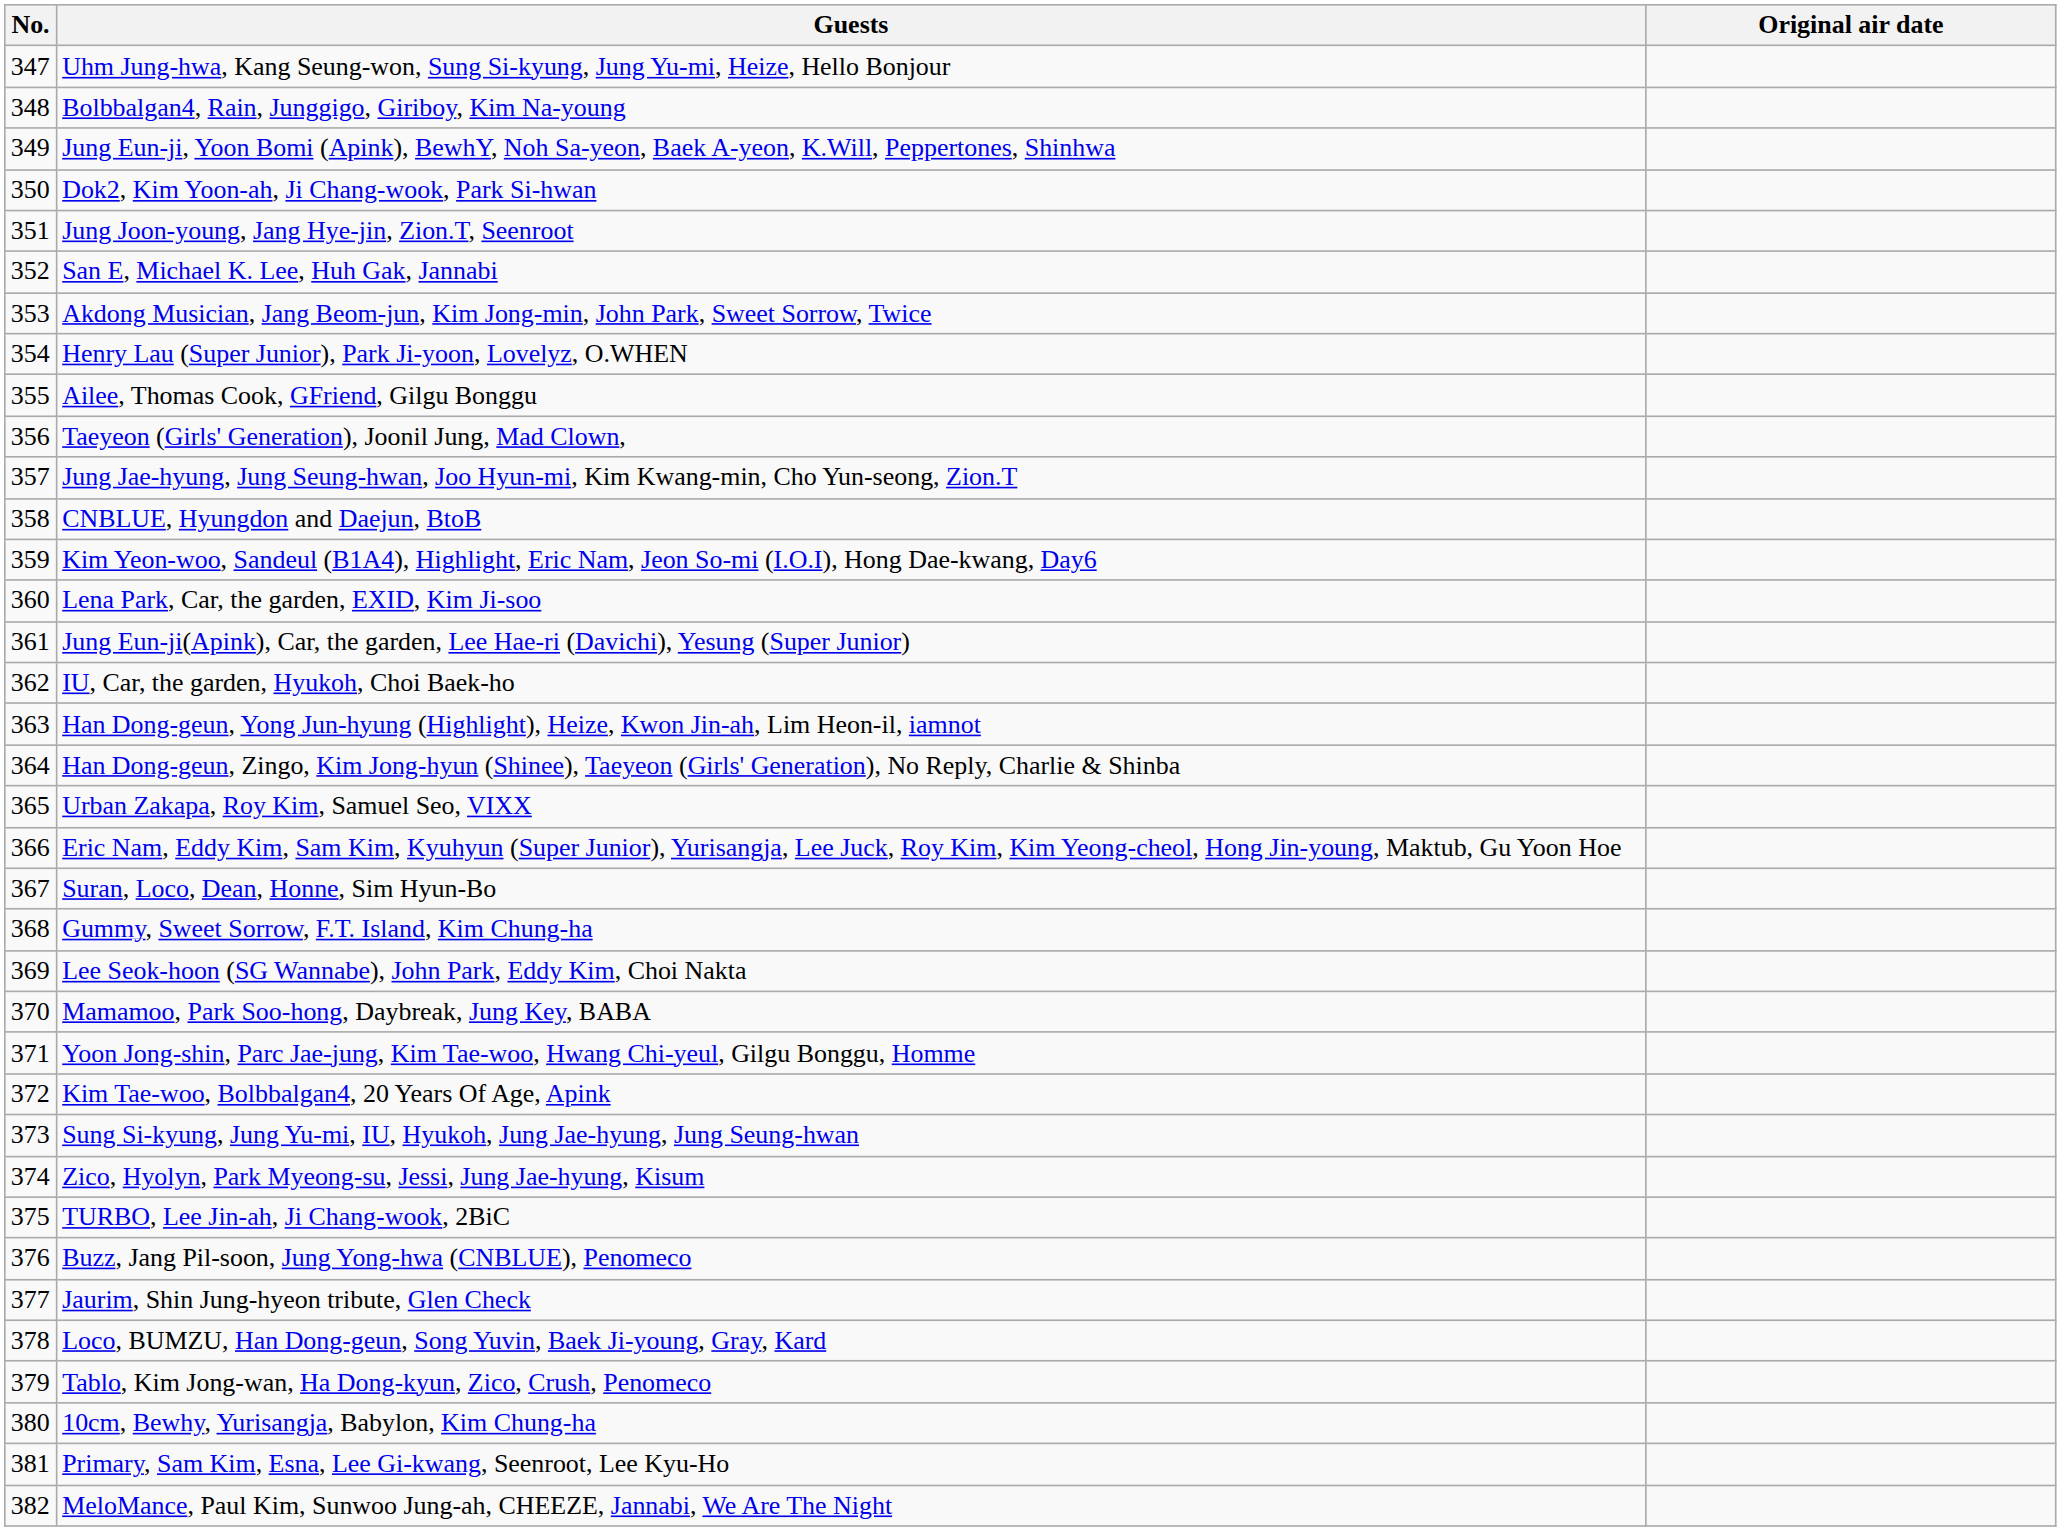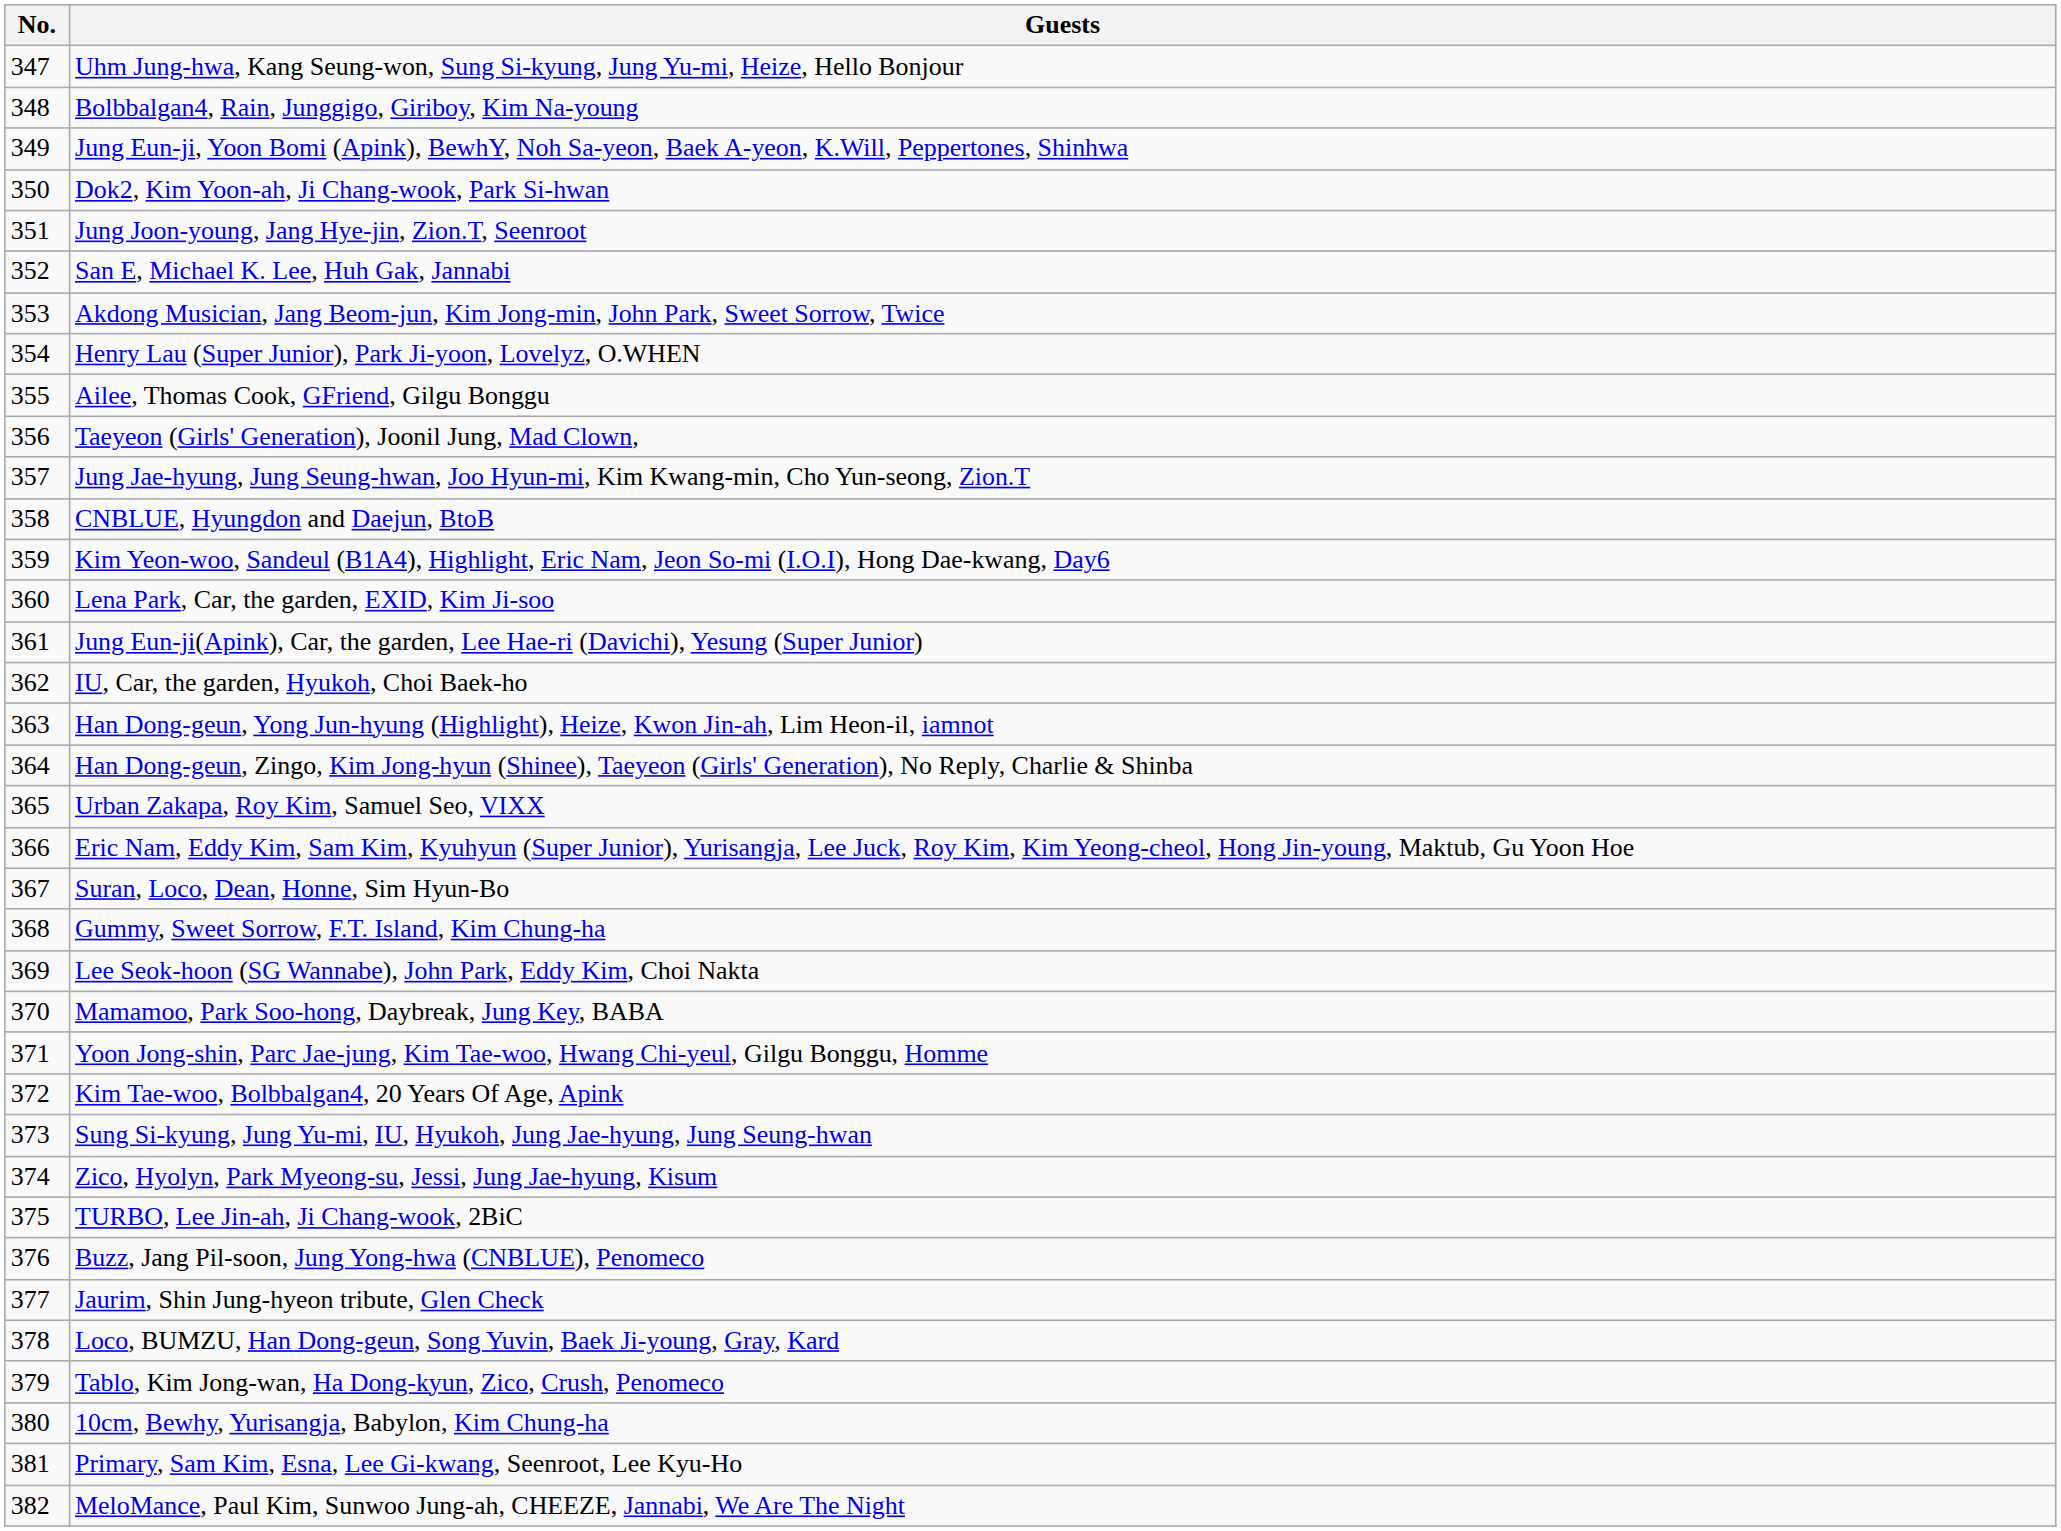- column: (1851, 25)
